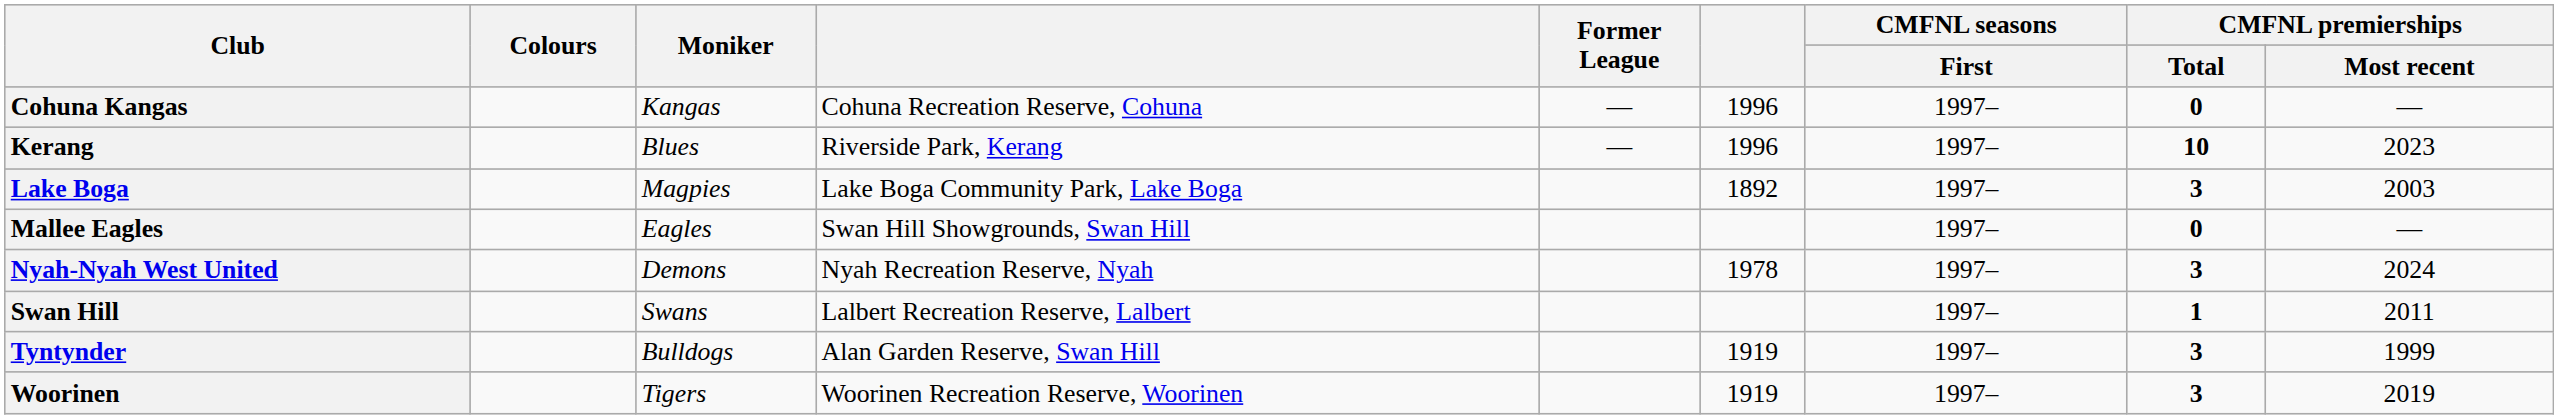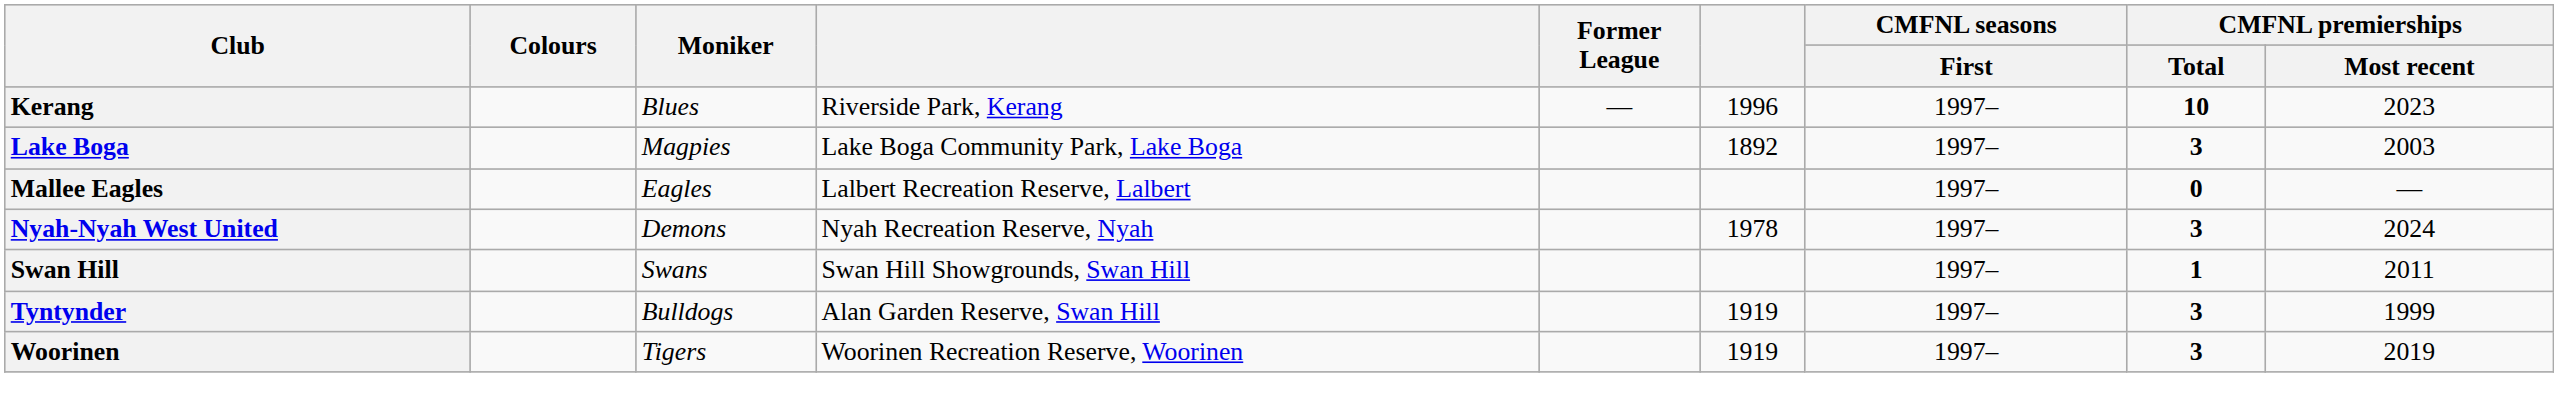- row: (99, 106)
(1006, 229) Swan Hill Showgrounds, Swan Hill -> (1006, 188) Lalbert Recreation Reserve, Lalbert
(1006, 310) Lalbert Recreation Reserve, Lalbert -> (1006, 270) Swan Hill Showgrounds, Swan Hill
